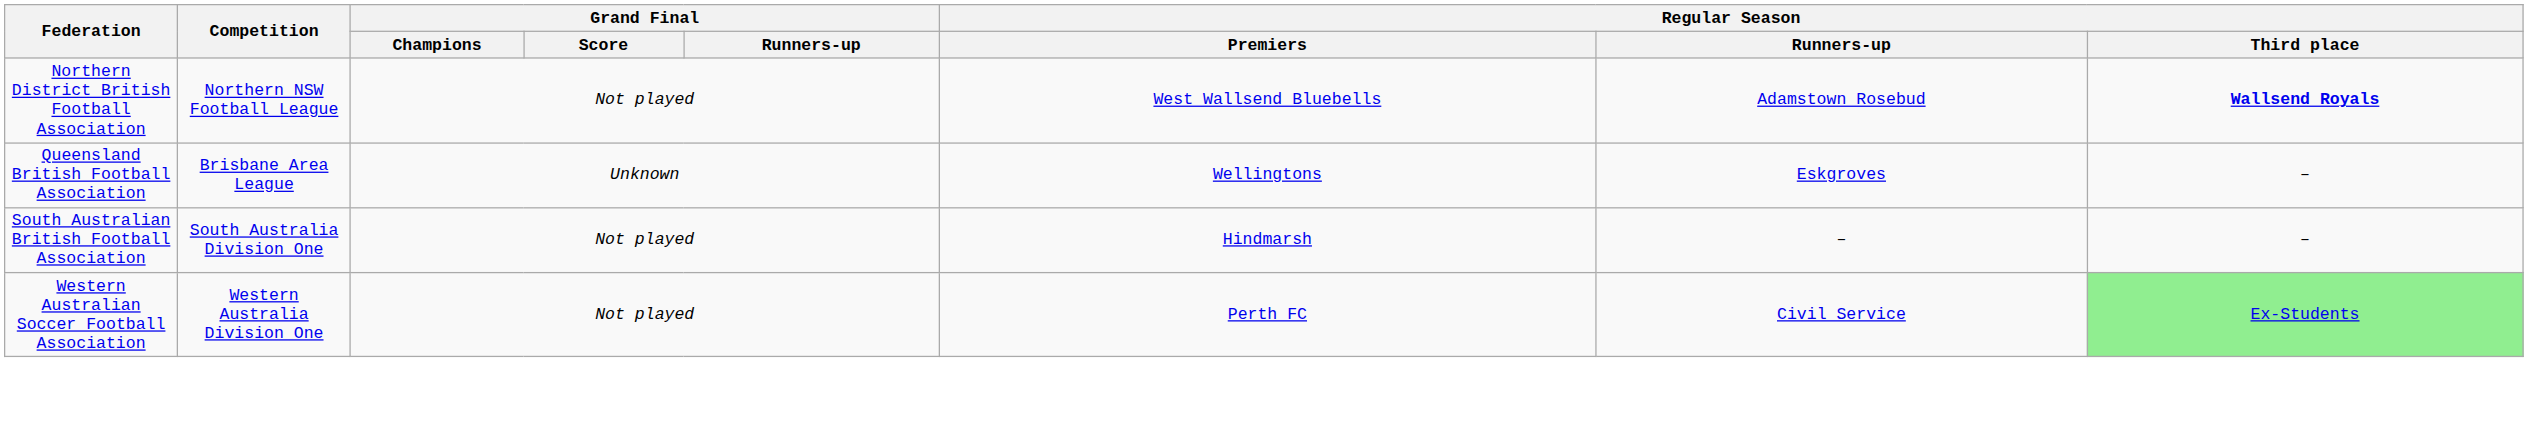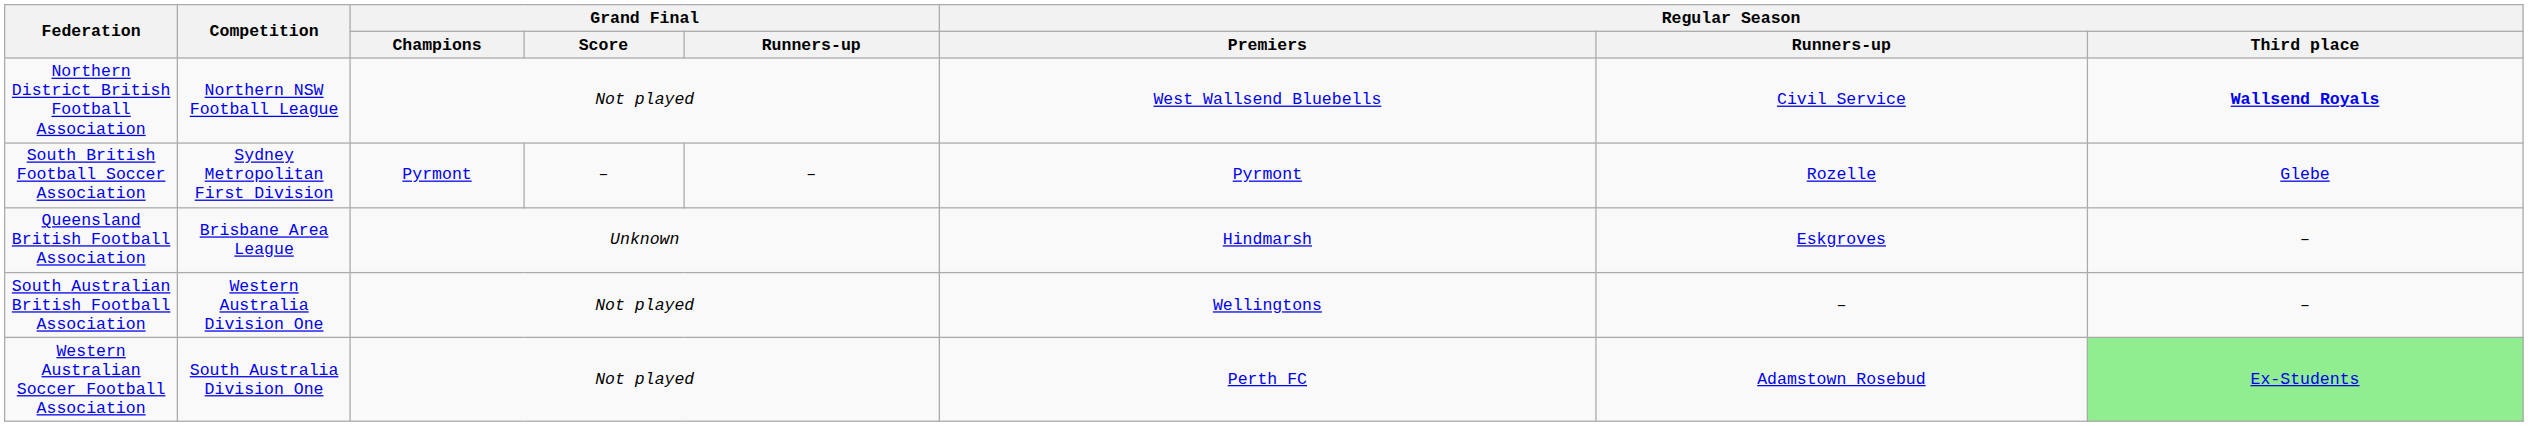(1841, 100) Adamstown Rosebud -> (1841, 100) Civil Service
+ row: (91, 175)
(1267, 175) Wellingtons -> (1267, 240) Hindmarsh
(264, 240) South Australia Division One -> (264, 305) Western Australia Division One
(1267, 240) Hindmarsh -> (1267, 305) Wellingtons
(264, 315) Western Australia Division One -> (264, 380) South Australia Division One
(1841, 315) Civil Service -> (1841, 380) Adamstown Rosebud
